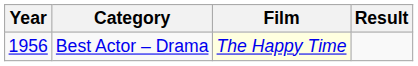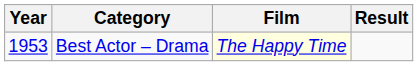(28, 46) 1956 -> (28, 46) 1953
